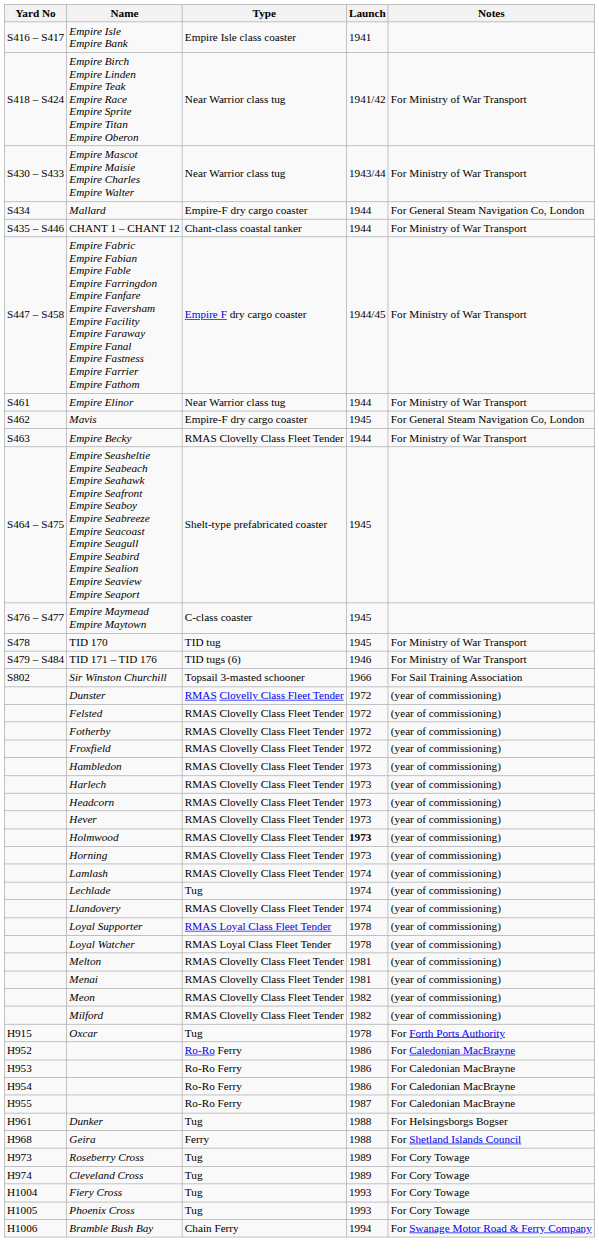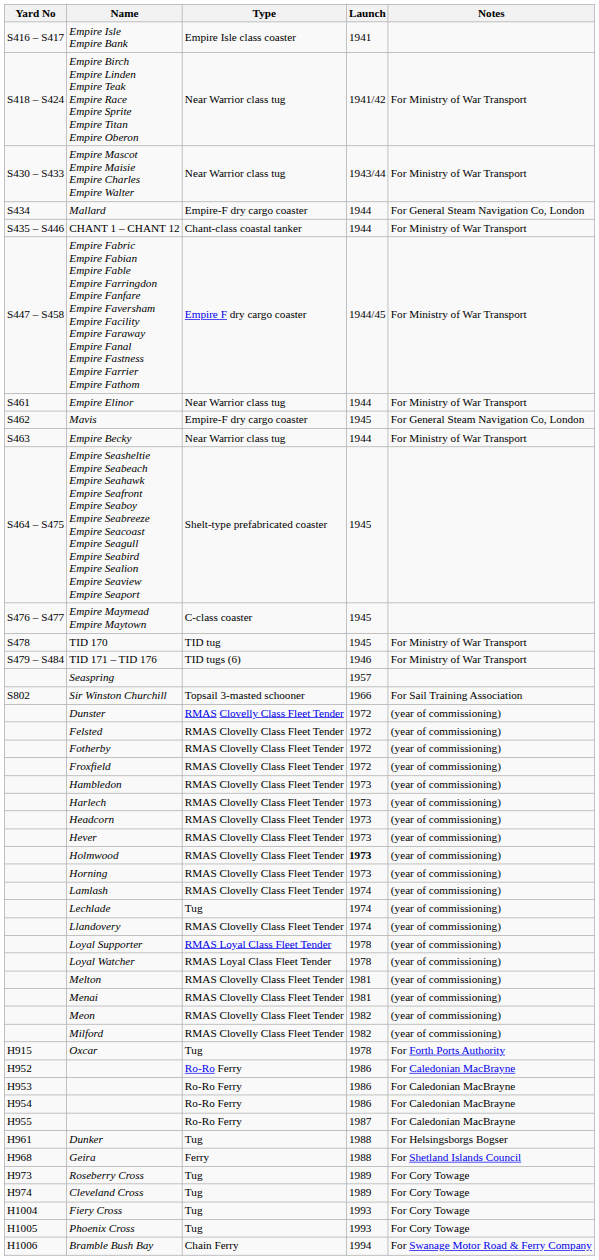(264, 437) RMAS Clovelly Class Fleet Tender -> (235, 437) Near Warrior class tug
+ row: (36, 678)
